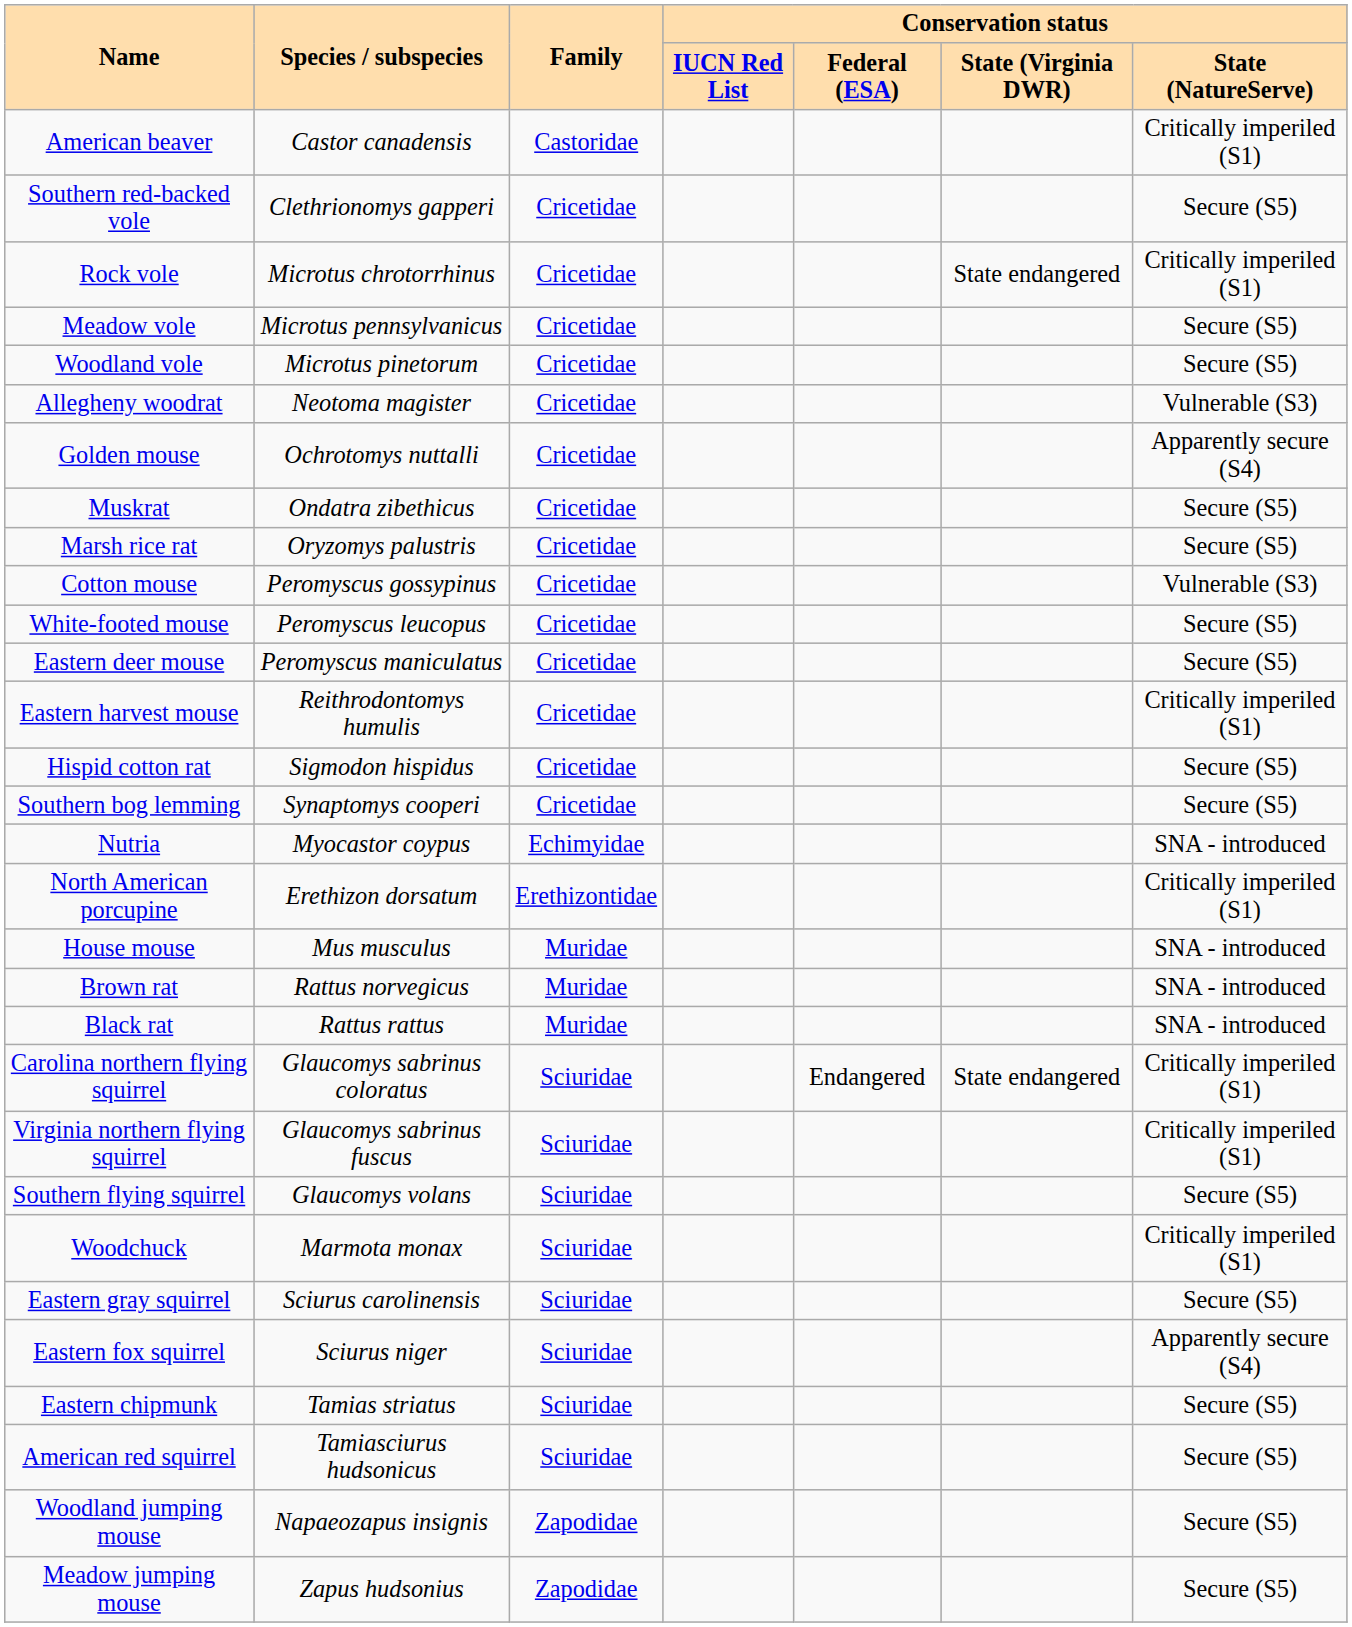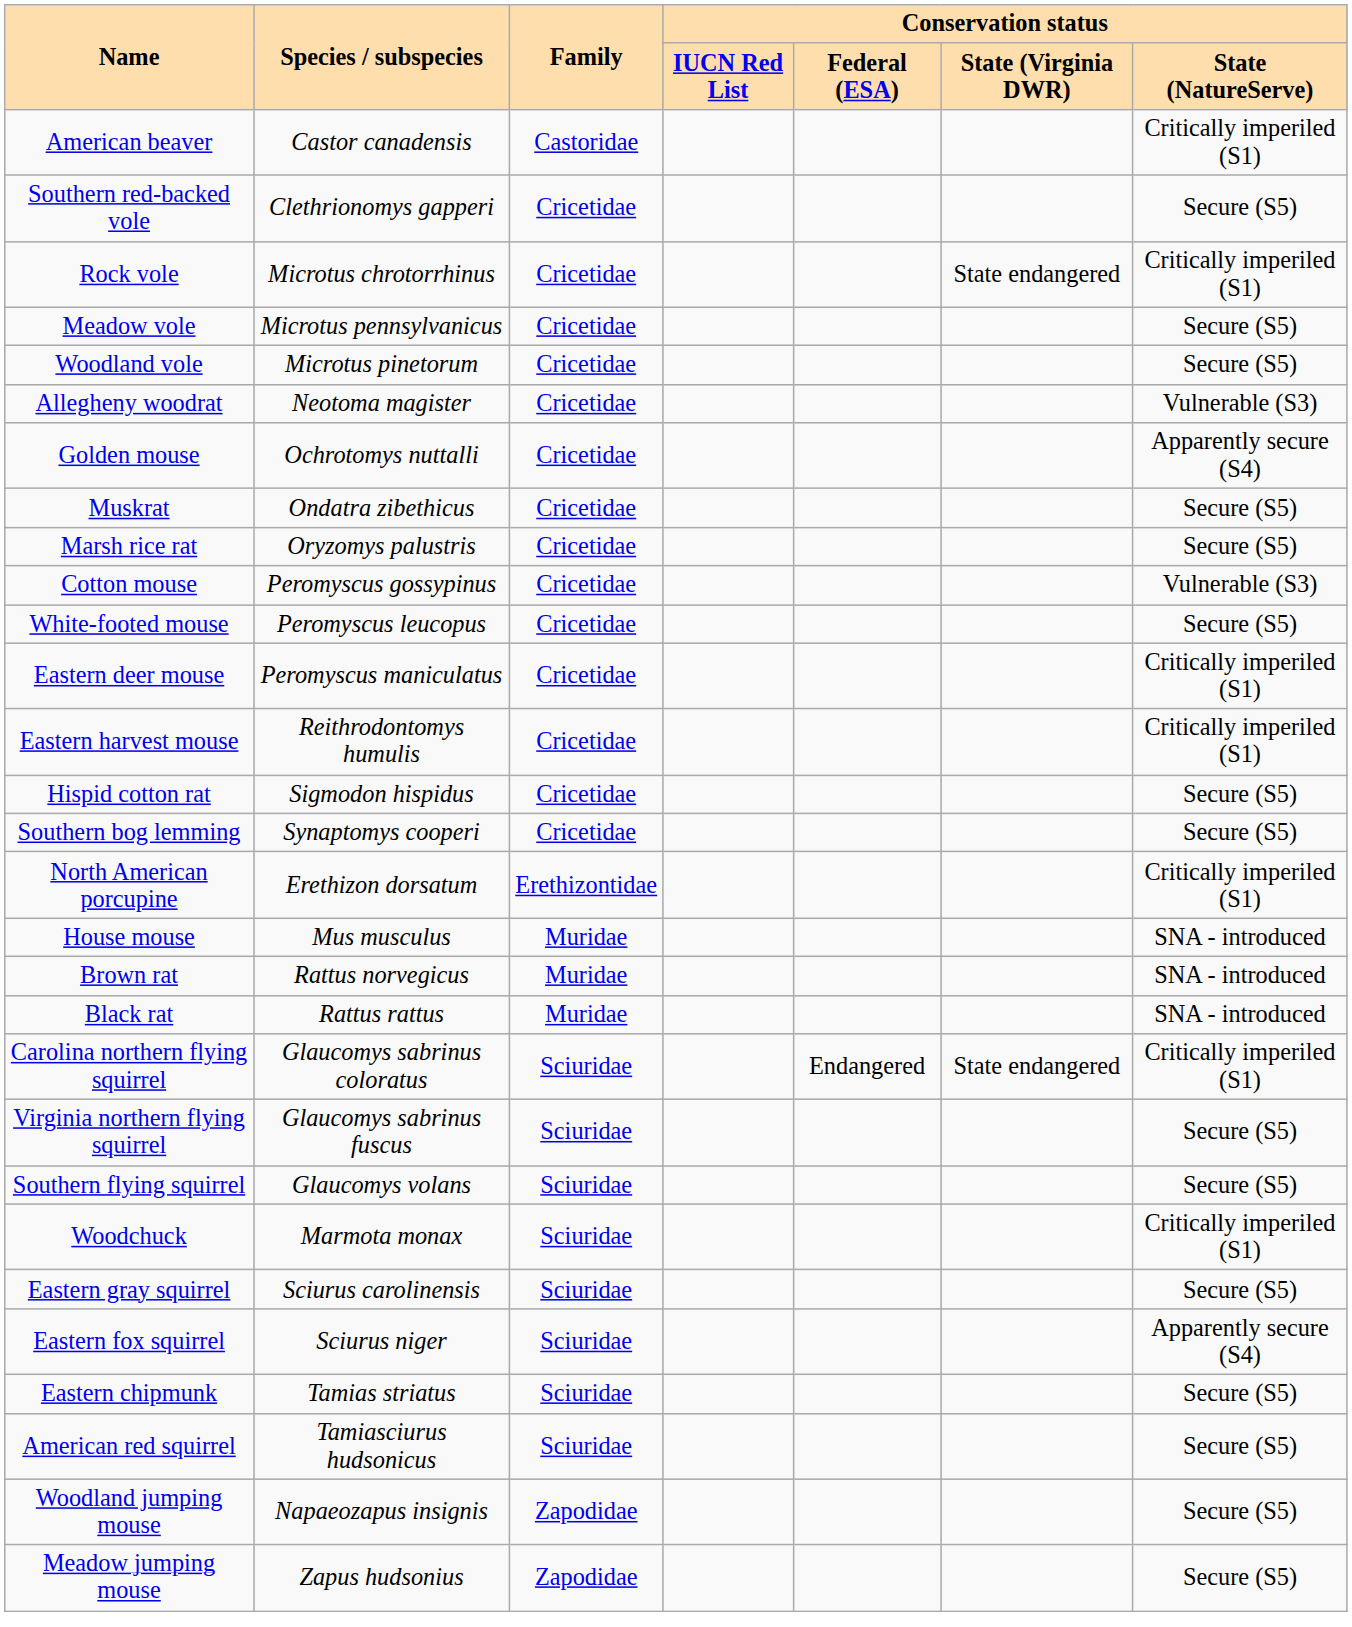(1240, 661) Secure (S5) -> (1240, 675) Critically imperiled (S1)
- row: (129, 843)
(1240, 1143) Critically imperiled (S1) -> (1240, 1132) Secure (S5)
